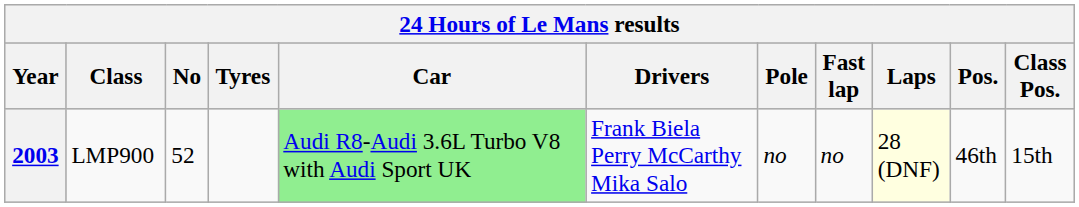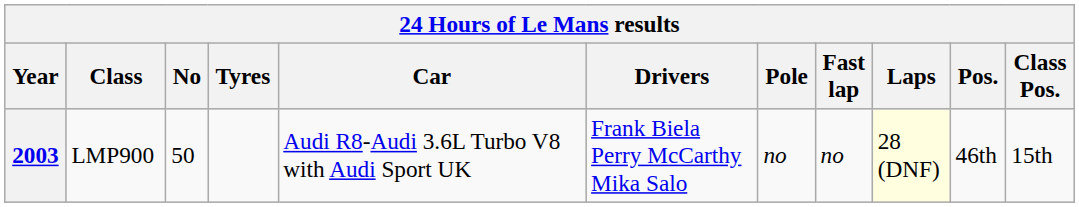(183, 155) 52 -> (183, 155) 50
(422, 155) lightgreen background -> (422, 155) no background
